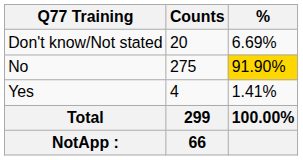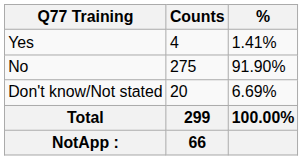rows swapped: (21, 92) <-> (85, 42)
(259, 67) gold background -> (259, 67) no background
